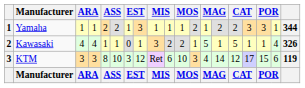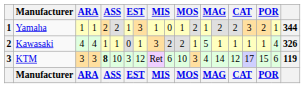(170, 27) 1 -> (170, 27) 0
(264, 27) 3 -> (264, 27) 2
(235, 43) 5 -> (235, 43) 1
(105, 59) normal -> (105, 59) bold
